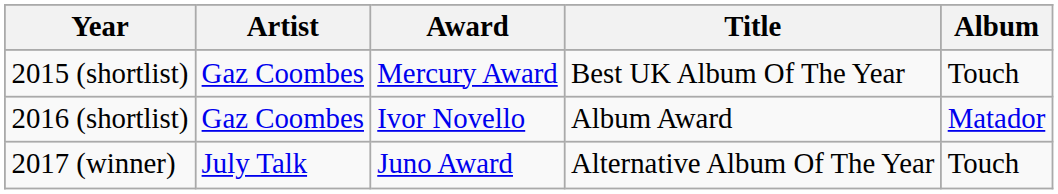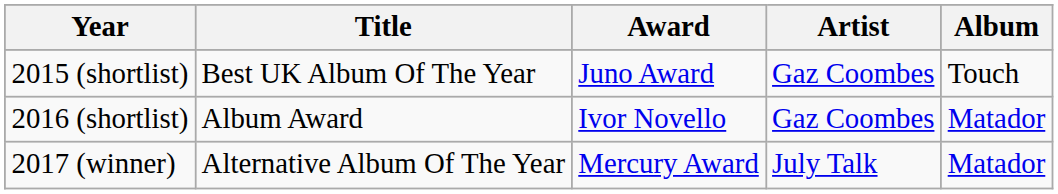columns swapped: (283, 27) <-> (753, 27)
(467, 73) Mercury Award -> (646, 73) Juno Award
(445, 164) Juno Award -> (669, 164) Mercury Award
(983, 164) Touch -> (996, 164) Matador
